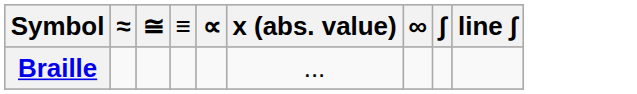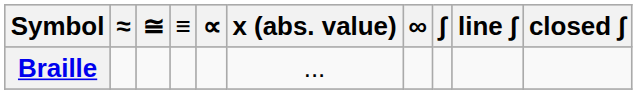+ column: (577, 25)
